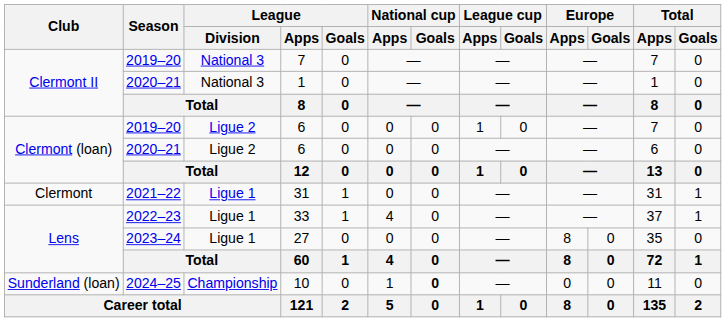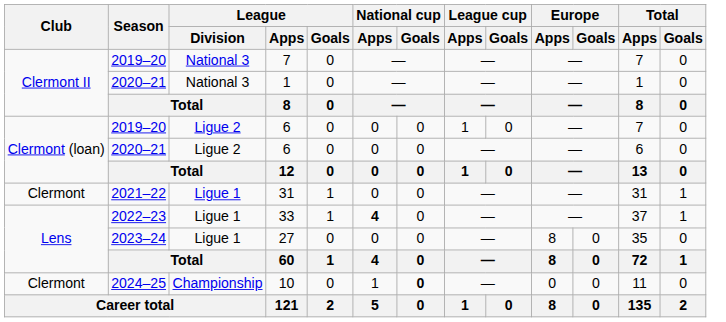(390, 216) normal -> (375, 216) bold
(64, 283) Sunderland (loan) -> (56, 283) Clermont
